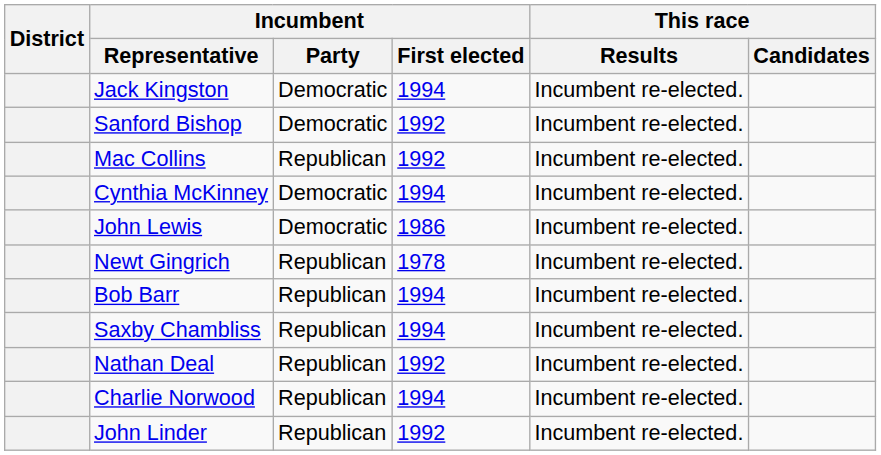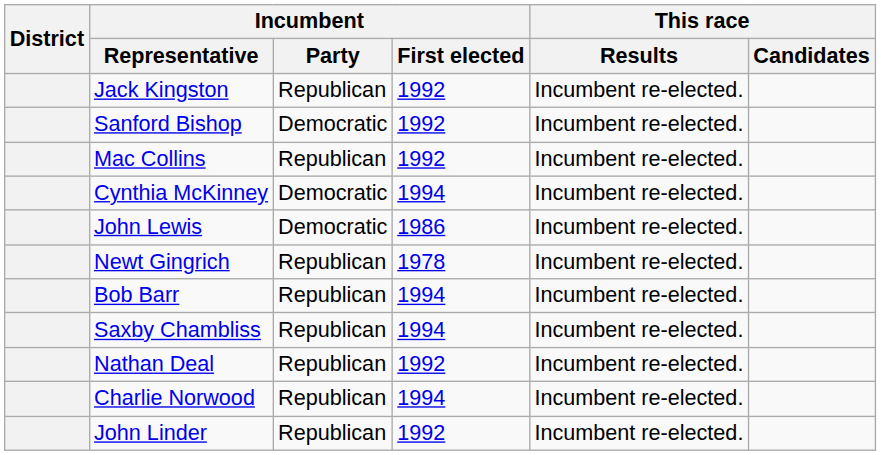(333, 90) Democratic -> (332, 90) Republican
(421, 90) 1994 -> (421, 90) 1992
